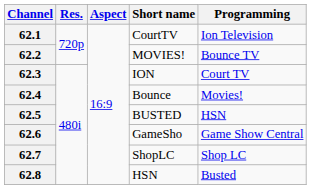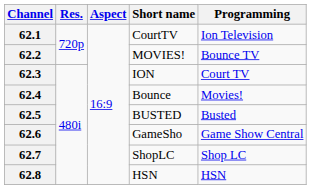(214, 114) HSN -> (218, 114) Busted
(218, 174) Busted -> (214, 174) HSN
